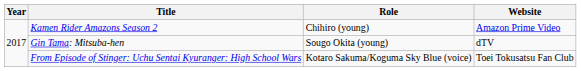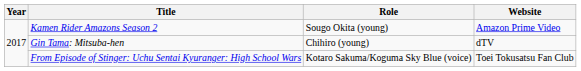(337, 27) Chihiro (young) -> (347, 27) Sougo Okita (young)
(347, 43) Sougo Okita (young) -> (337, 43) Chihiro (young)
